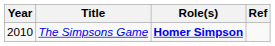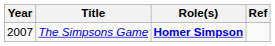(20, 32) 2010 -> (20, 32) 2007
